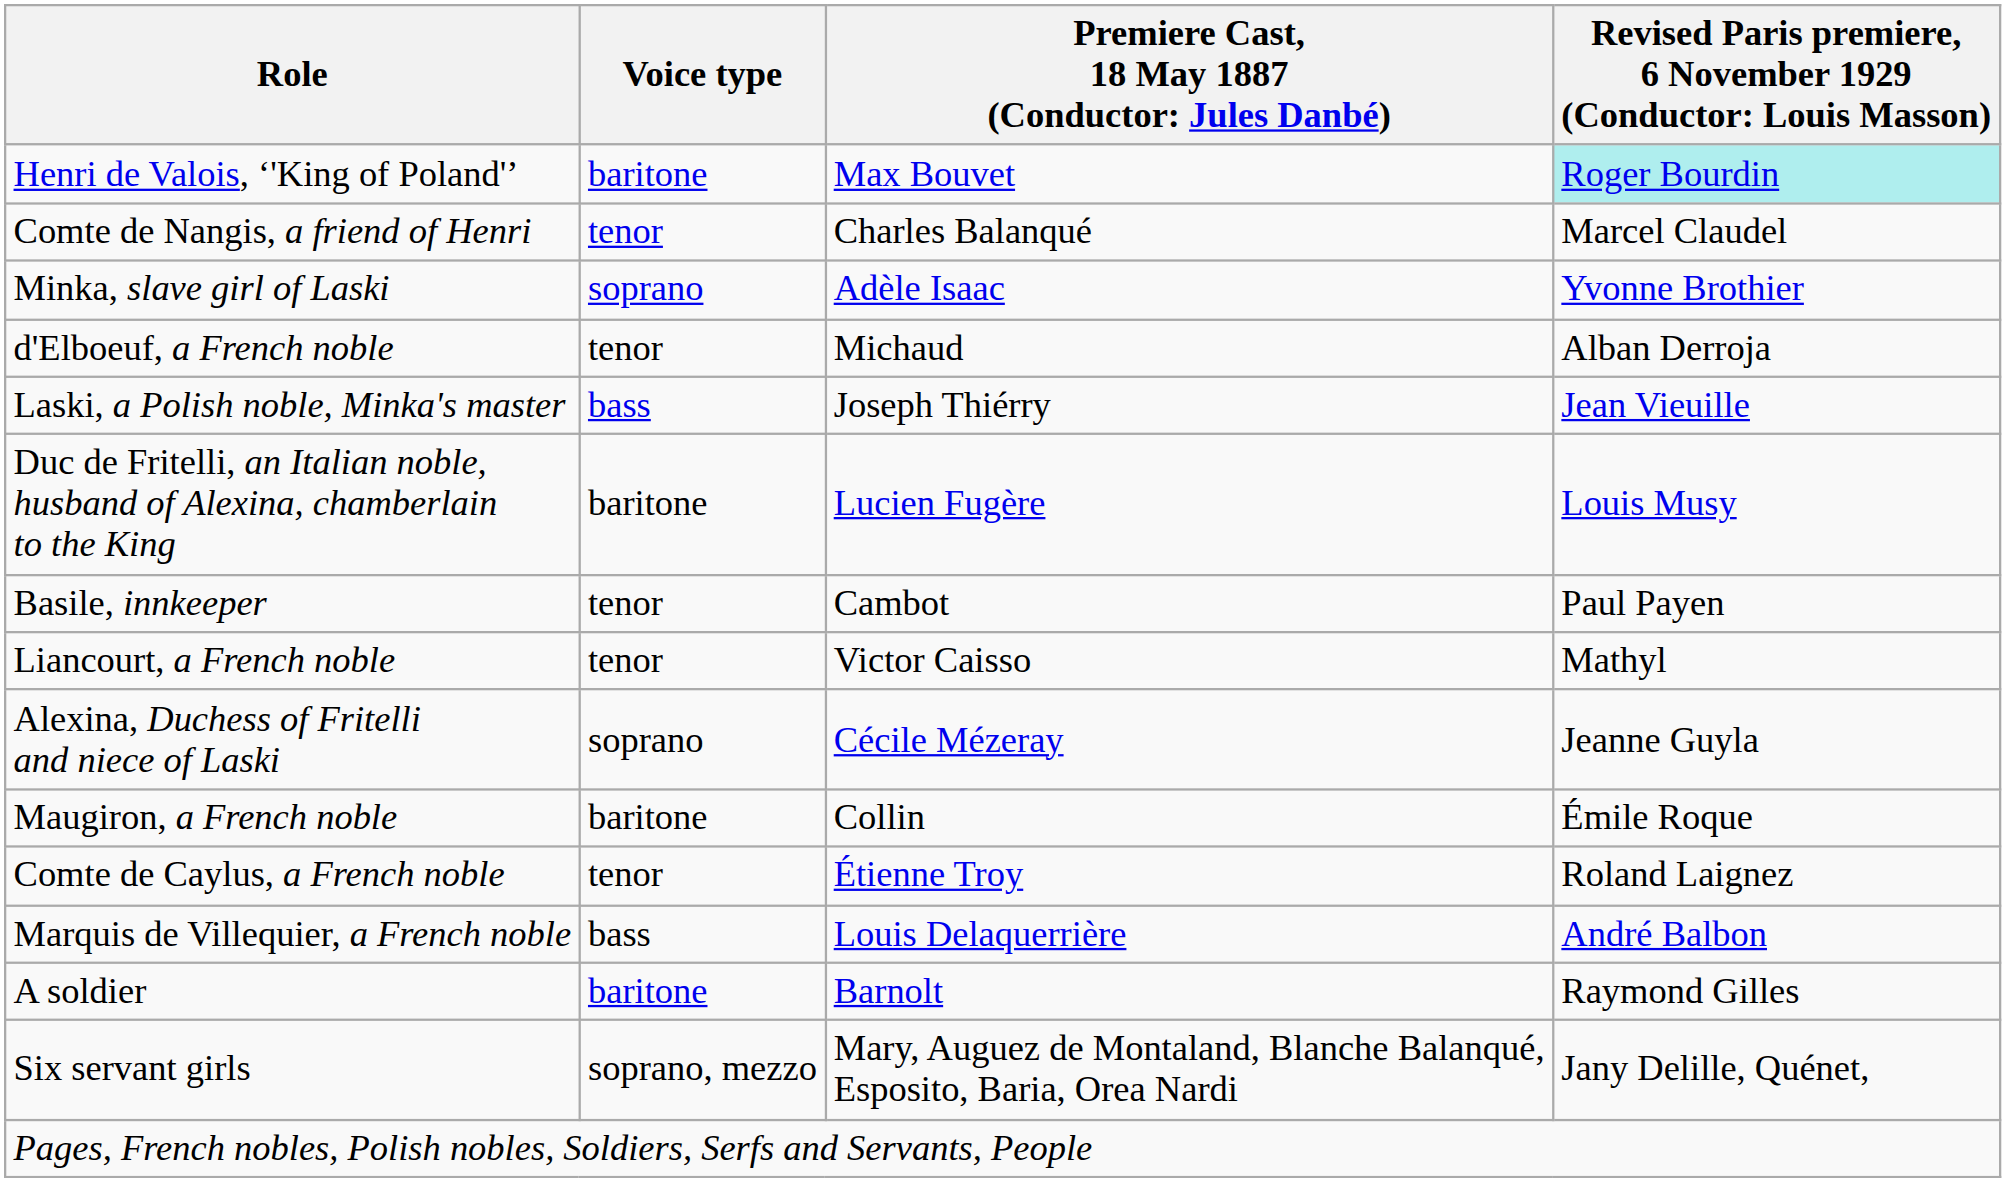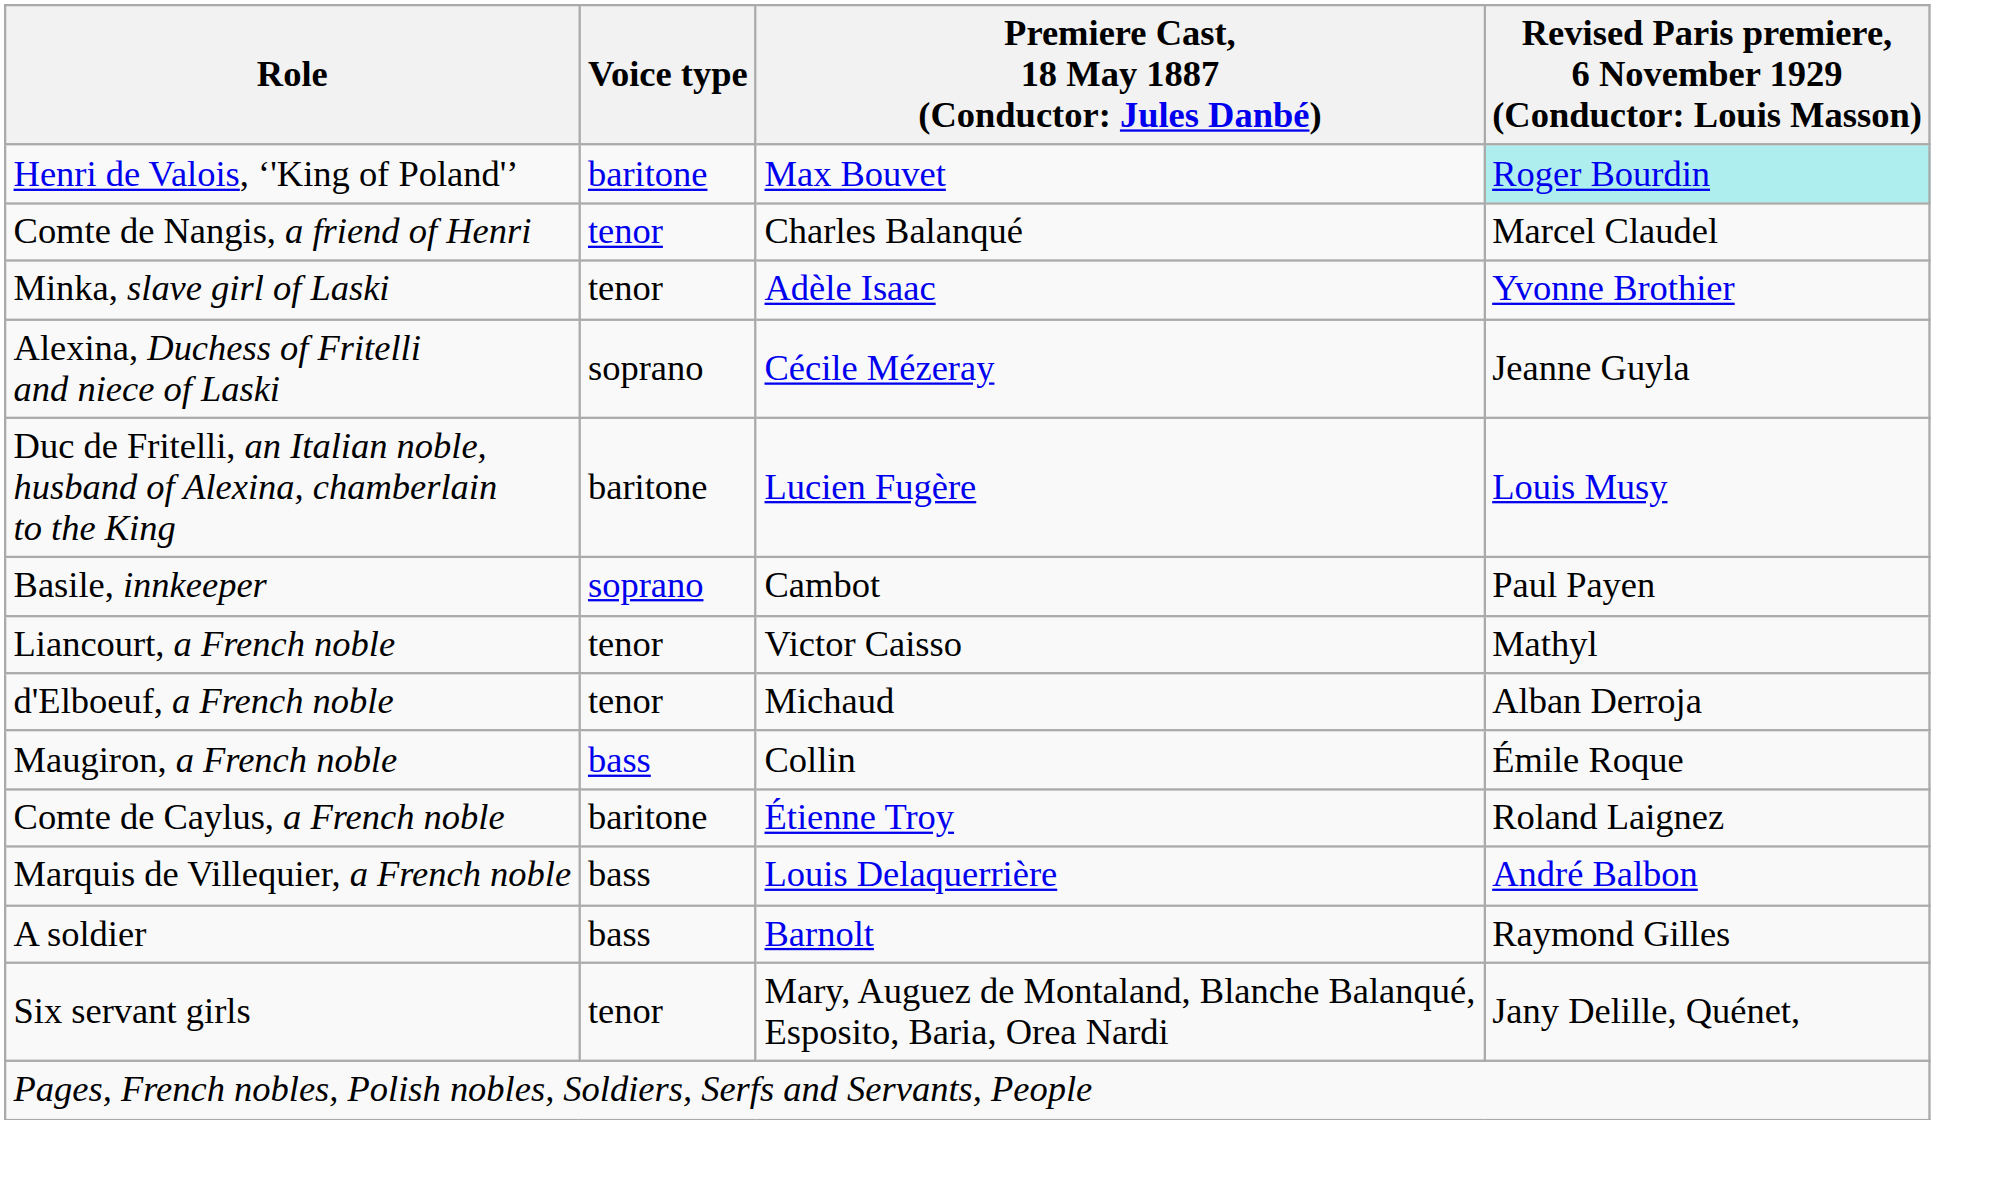(646, 289) soprano -> (625, 289) tenor
rows swapped: (217, 738) <-> (204, 346)
- row: (289, 404)
(625, 602) tenor -> (646, 585) soprano
(648, 817) baritone -> (619, 759) bass
(625, 875) tenor -> (648, 817) baritone
(648, 990) baritone -> (619, 932) bass
(702, 1069) soprano, mezzo -> (625, 1011) tenor
